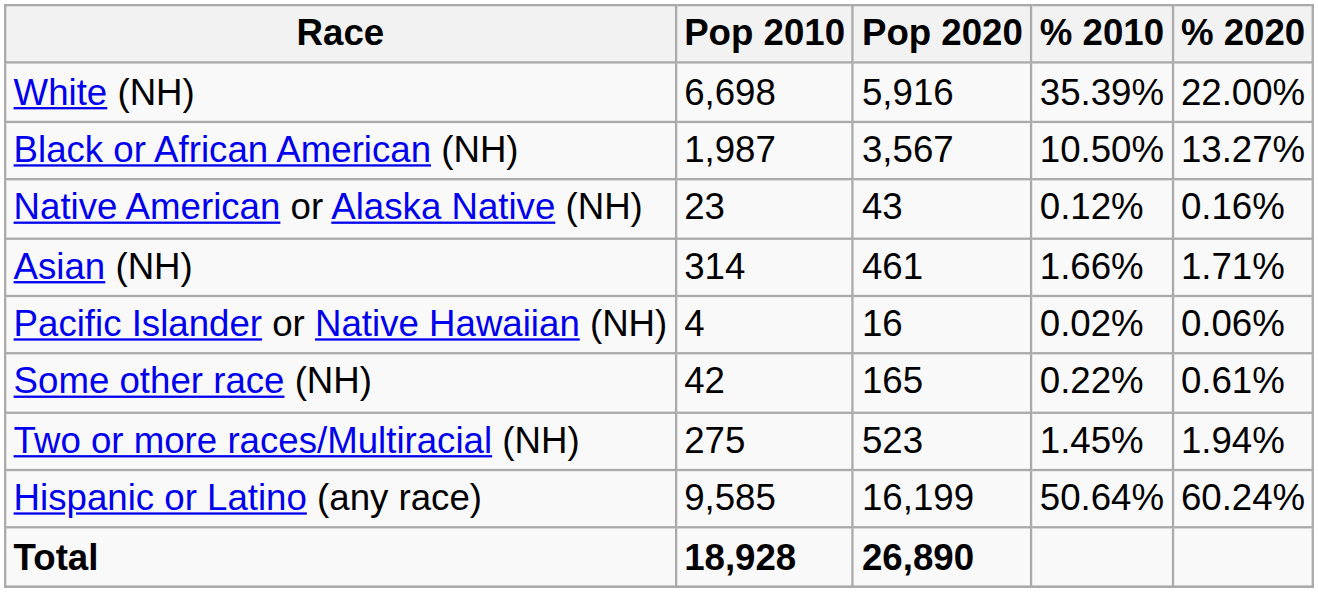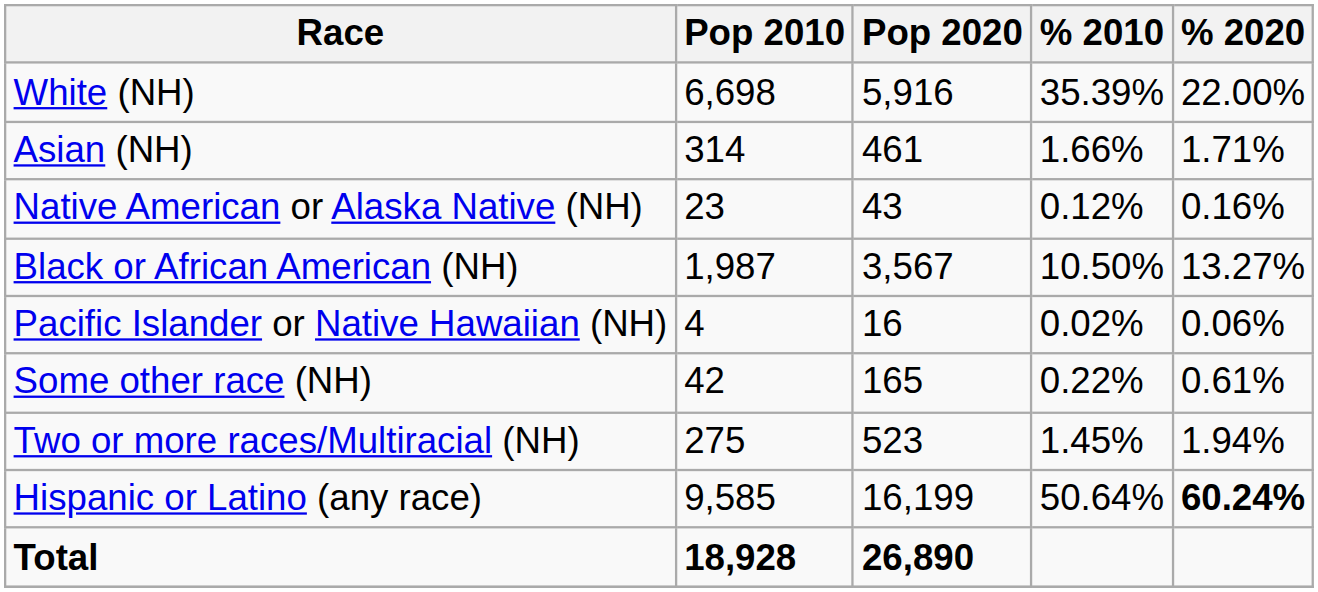rows swapped: (266, 149) <-> (103, 265)
(1243, 498) normal -> (1243, 498) bold
